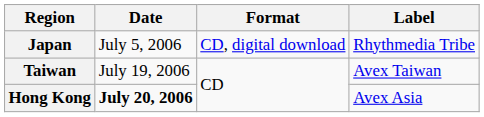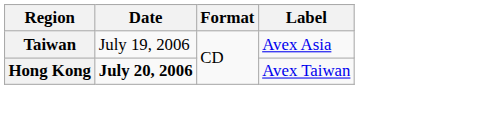- row: (50, 44)
(397, 71) Avex Taiwan -> (297, 44) Avex Asia
(388, 97) Avex Asia -> (306, 71) Avex Taiwan
